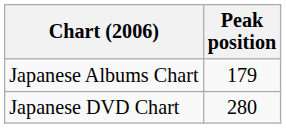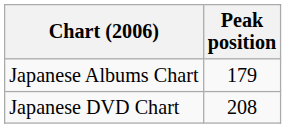(242, 107) 280 -> (242, 107) 208
